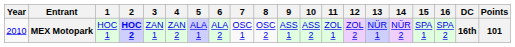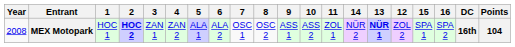columns swapped: (355, 11) <-> (401, 11)
(16, 30) 2010 -> (16, 30) 2008
(377, 30) normal -> (379, 30) bold
(494, 30) 101 -> (494, 30) 104
